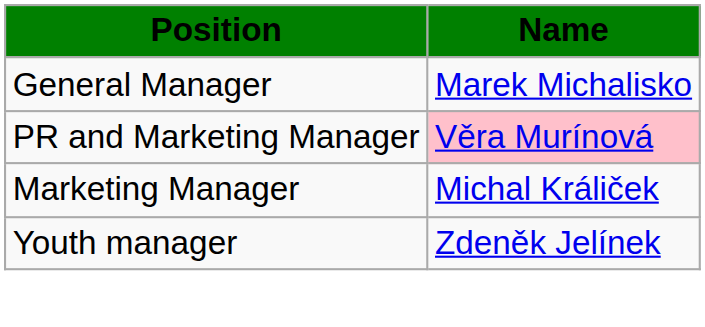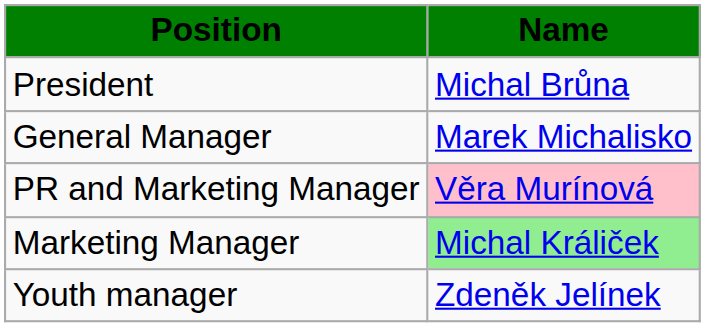+ row: (83, 83)
(547, 189) no background -> (547, 242) lightgreen background
